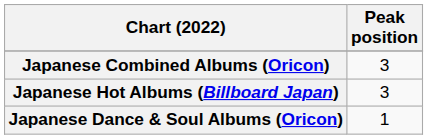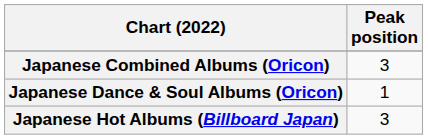rows swapped: (176, 119) <-> (176, 92)
